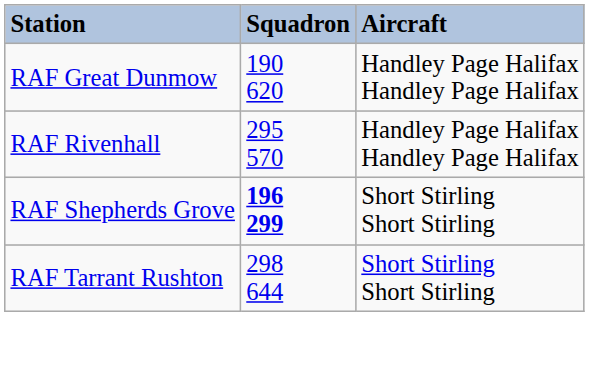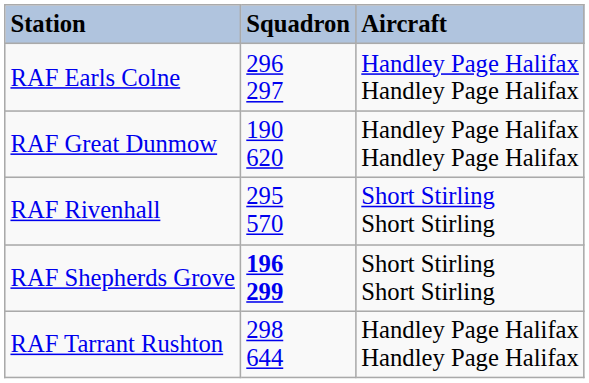+ row: (95, 76)
(470, 143) Handley Page Halifax Handley Page Halifax -> (428, 210) Short Stirling Short Stirling
(428, 277) Short Stirling Short Stirling -> (470, 344) Handley Page Halifax Handley Page Halifax
